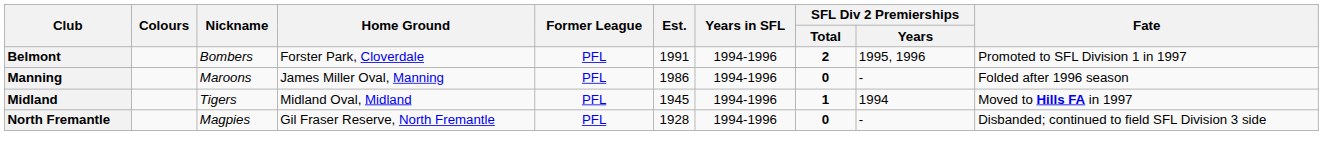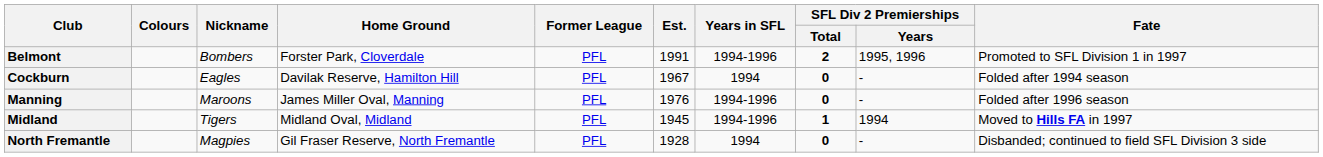+ row: (38, 78)
(674, 78) 1986 -> (674, 99) 1976
(745, 120) 1994-1996 -> (745, 141) 1994
